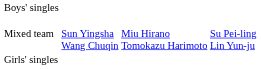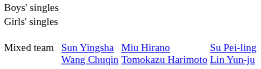rows swapped: (31, 59) <-> (29, 33)
